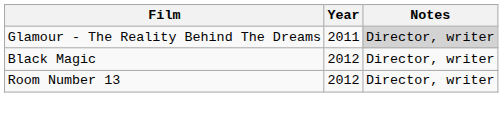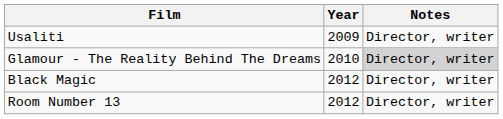+ row: (36, 37)
(344, 37) 2011 -> (344, 59) 2010
